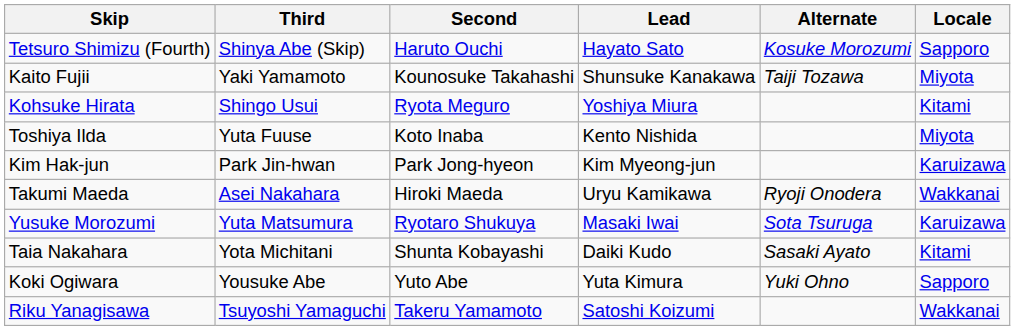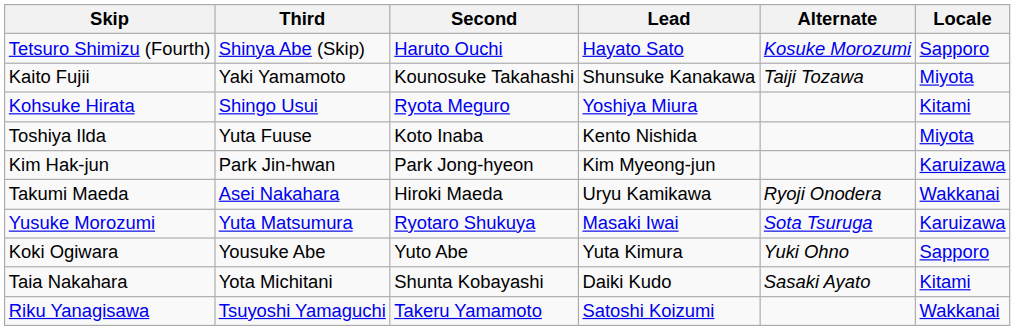rows swapped: (68, 252) <-> (64, 281)
